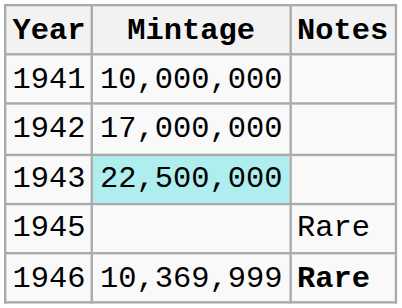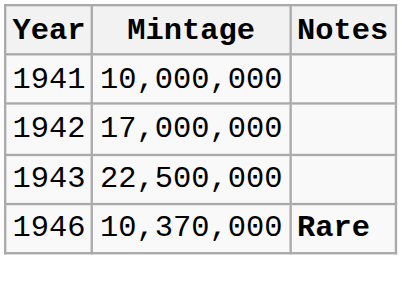(191, 179) paleturquoise background -> (191, 179) no background
- row: (49, 228)
(191, 278) 10,369,999 -> (191, 228) 10,370,000
